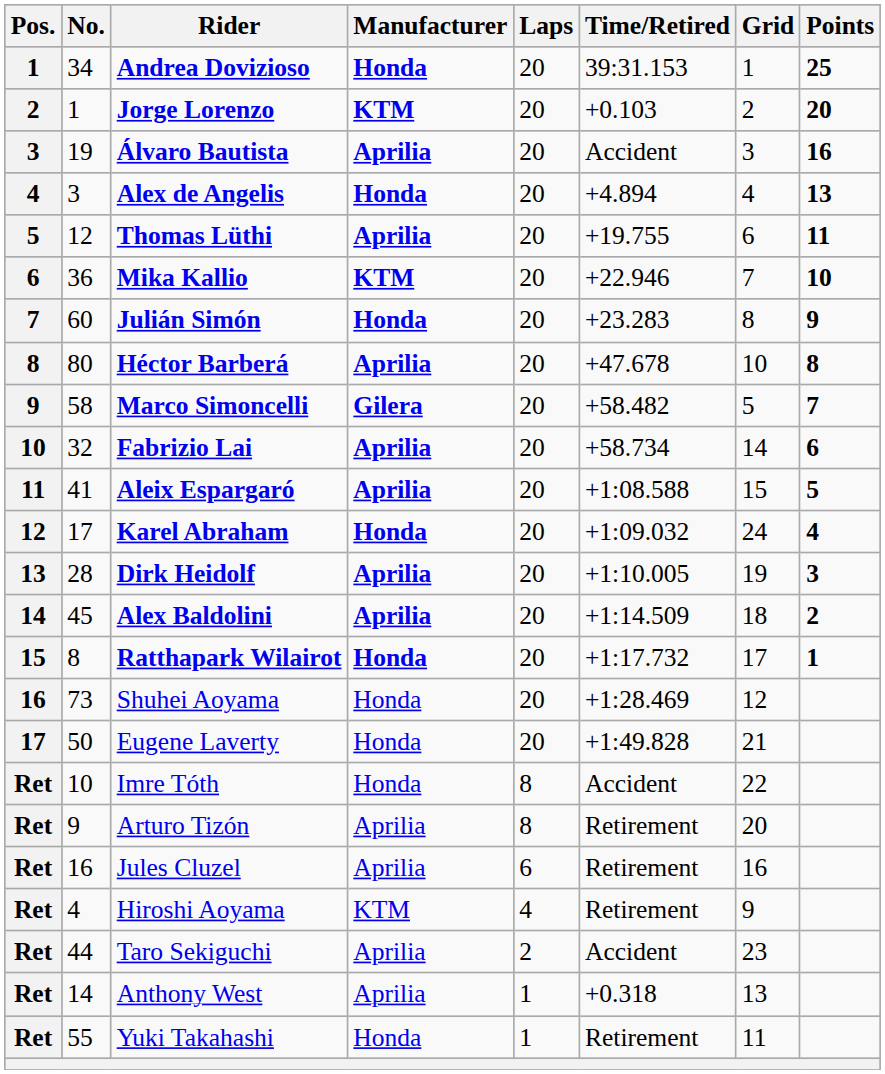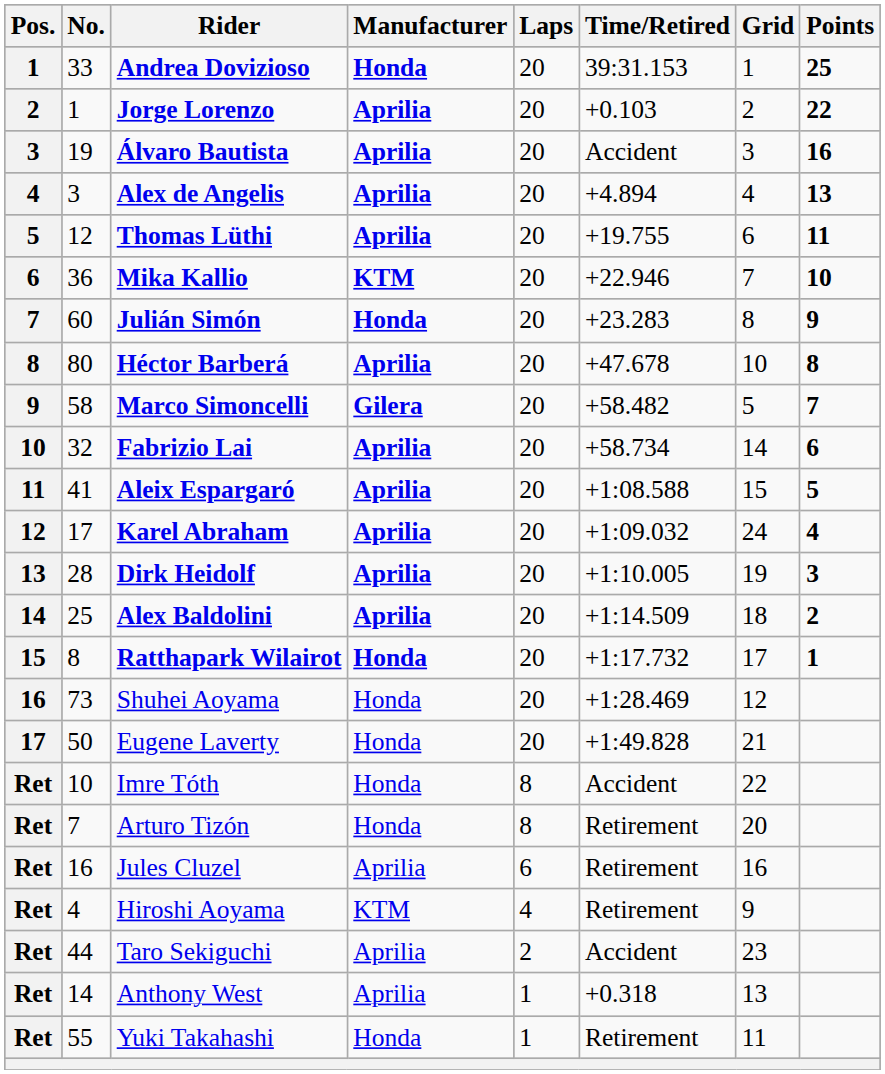(80, 67) 34 -> (80, 67) 33
(384, 109) KTM -> (392, 109) Aprilia
(819, 109) 20 -> (819, 109) 22
(390, 194) Honda -> (392, 194) Aprilia
(390, 530) Honda -> (392, 530) Aprilia
(80, 615) 45 -> (80, 615) 25
(74, 825) 9 -> (74, 825) 7
(389, 825) Aprilia -> (387, 825) Honda
